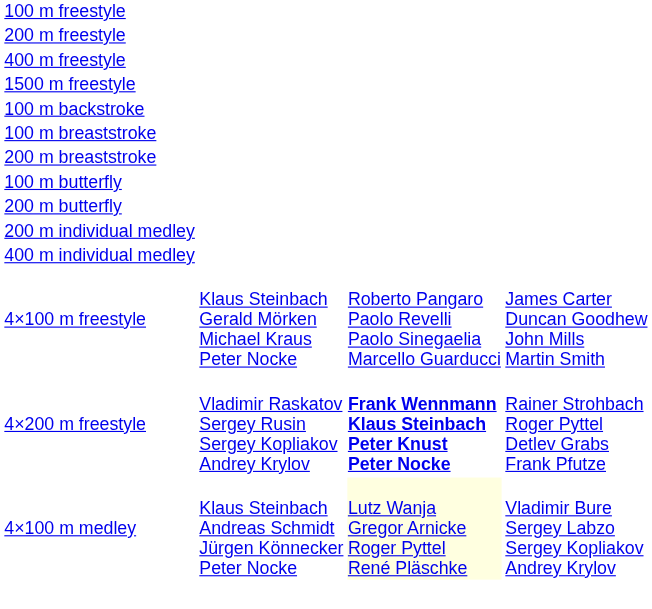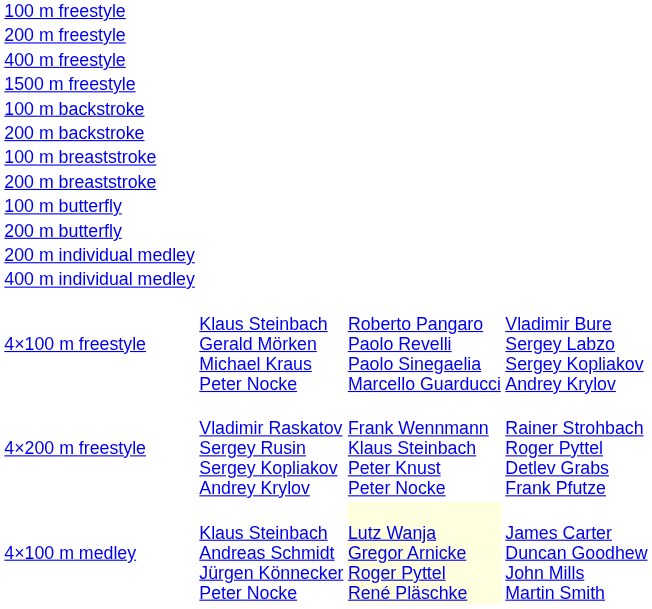+ row: (74, 133)
(576, 329) James Carter Duncan Goodhew John Mills Martin Smith -> (574, 354) Vladimir Bure Sergey Labzo Sergey Kopliakov Andrey Krylov
(422, 434) bold -> (418, 458) normal
(574, 538) Vladimir Bure Sergey Labzo Sergey Kopliakov Andrey Krylov -> (576, 562) James Carter Duncan Goodhew John Mills Martin Smith
